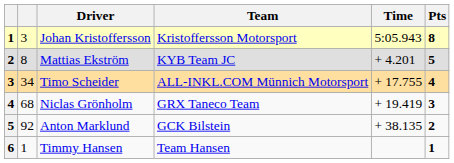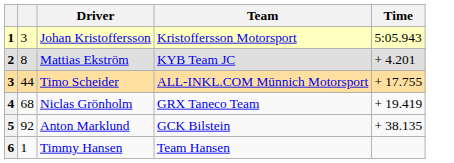- column: (437, 15)
(27, 81) 34 -> (27, 81) 44
